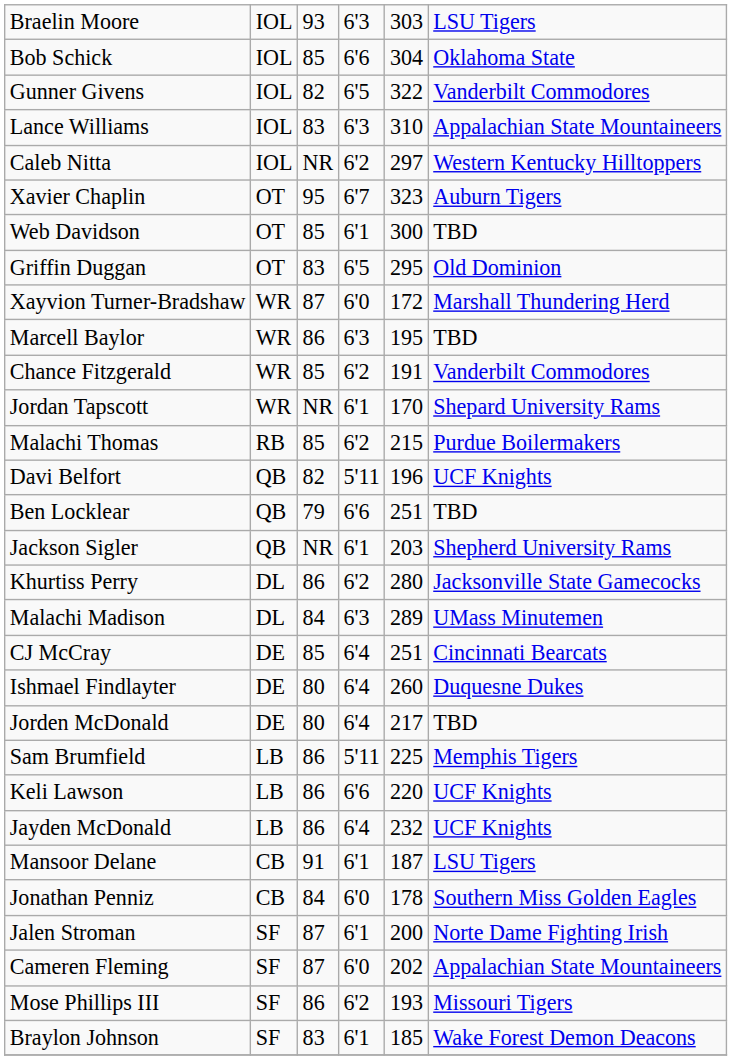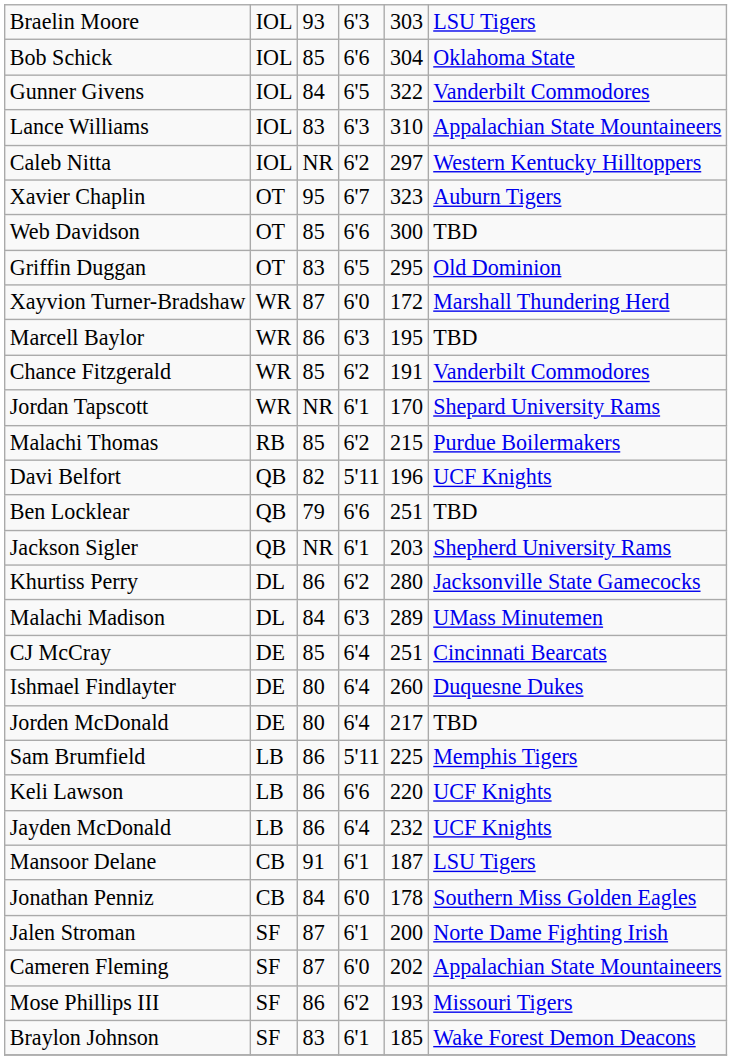(314, 92) 82 -> (314, 92) 84
(356, 232) 6'1 -> (356, 232) 6'6
